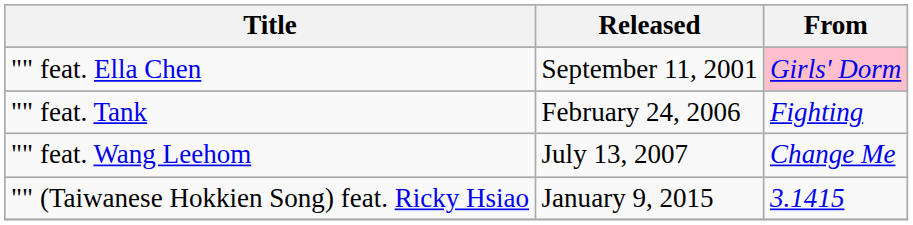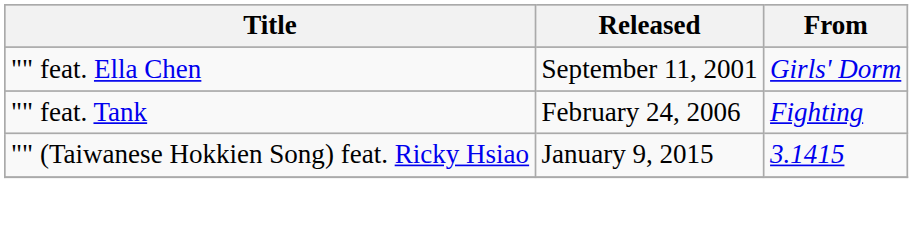(836, 68) pink background -> (836, 68) no background
- row: (131, 154)
